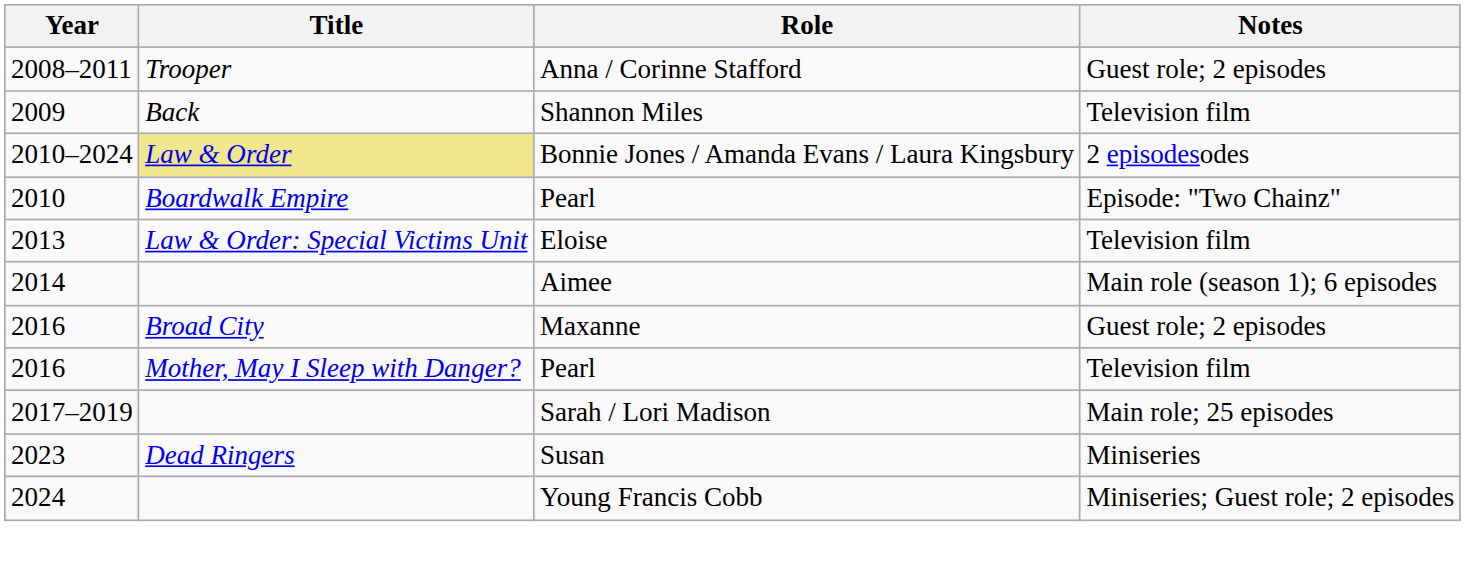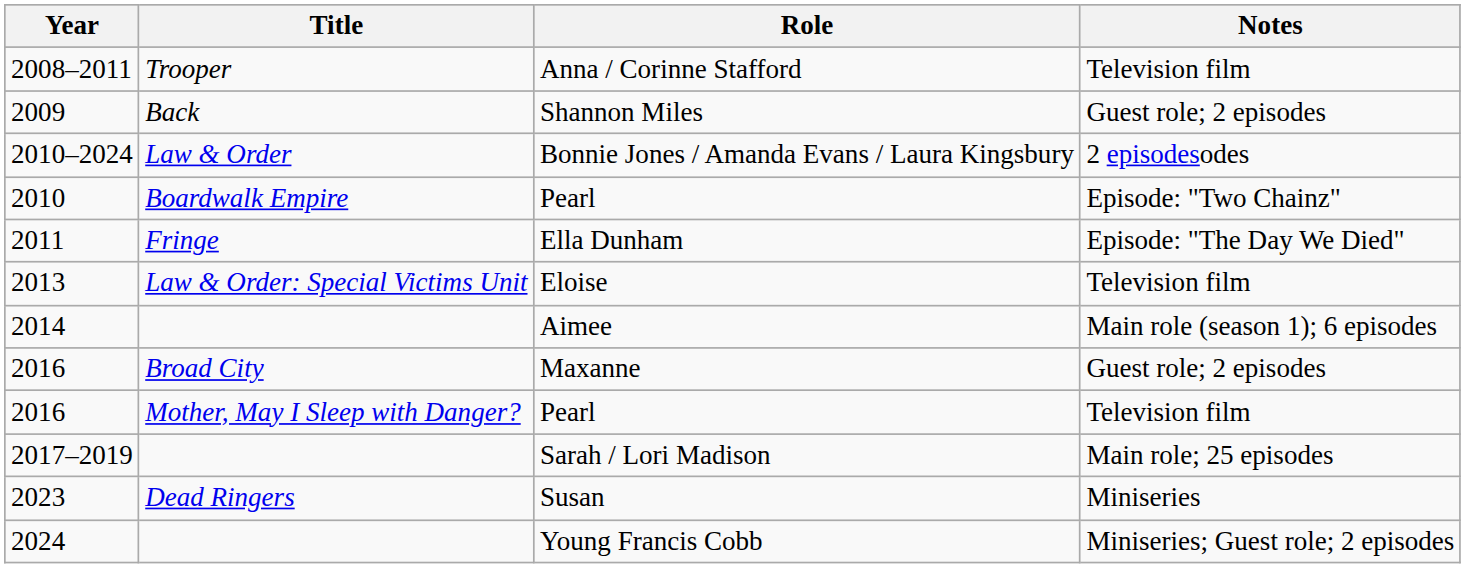(1206, 68) Guest role; 2 episodes -> (1168, 68) Television film
(1168, 111) Television film -> (1206, 111) Guest role; 2 episodes
(218, 154) khaki background -> (218, 154) no background
+ row: (38, 240)
